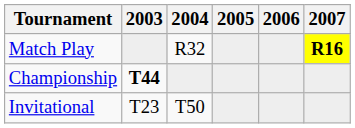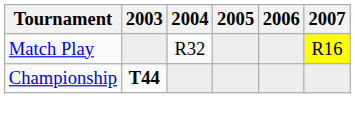(327, 48) bold -> (327, 48) normal
- row: (52, 107)
